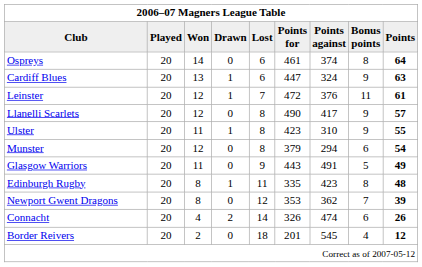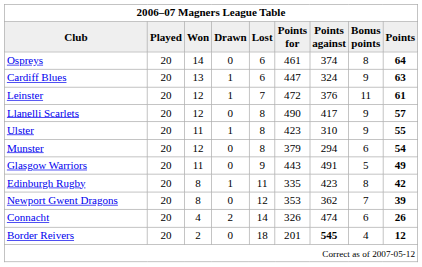(400, 183) 48 -> (400, 183) 42
(329, 235) normal -> (329, 235) bold
